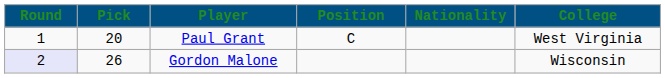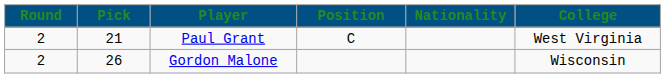(41, 39) 1 -> (41, 39) 2
(114, 39) 20 -> (114, 39) 21
(41, 61) lavender background -> (41, 61) no background
